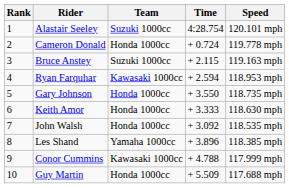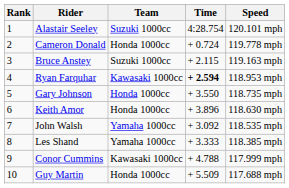(203, 77) normal -> (203, 77) bold
(203, 110) + 3.333 -> (203, 110) + 3.896
(140, 126) Honda 1000cc -> (143, 126) Yamaha 1000cc
(203, 142) + 3.896 -> (203, 142) + 3.333
